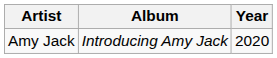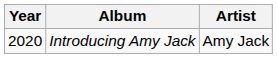columns swapped: (252, 16) <-> (41, 16)
